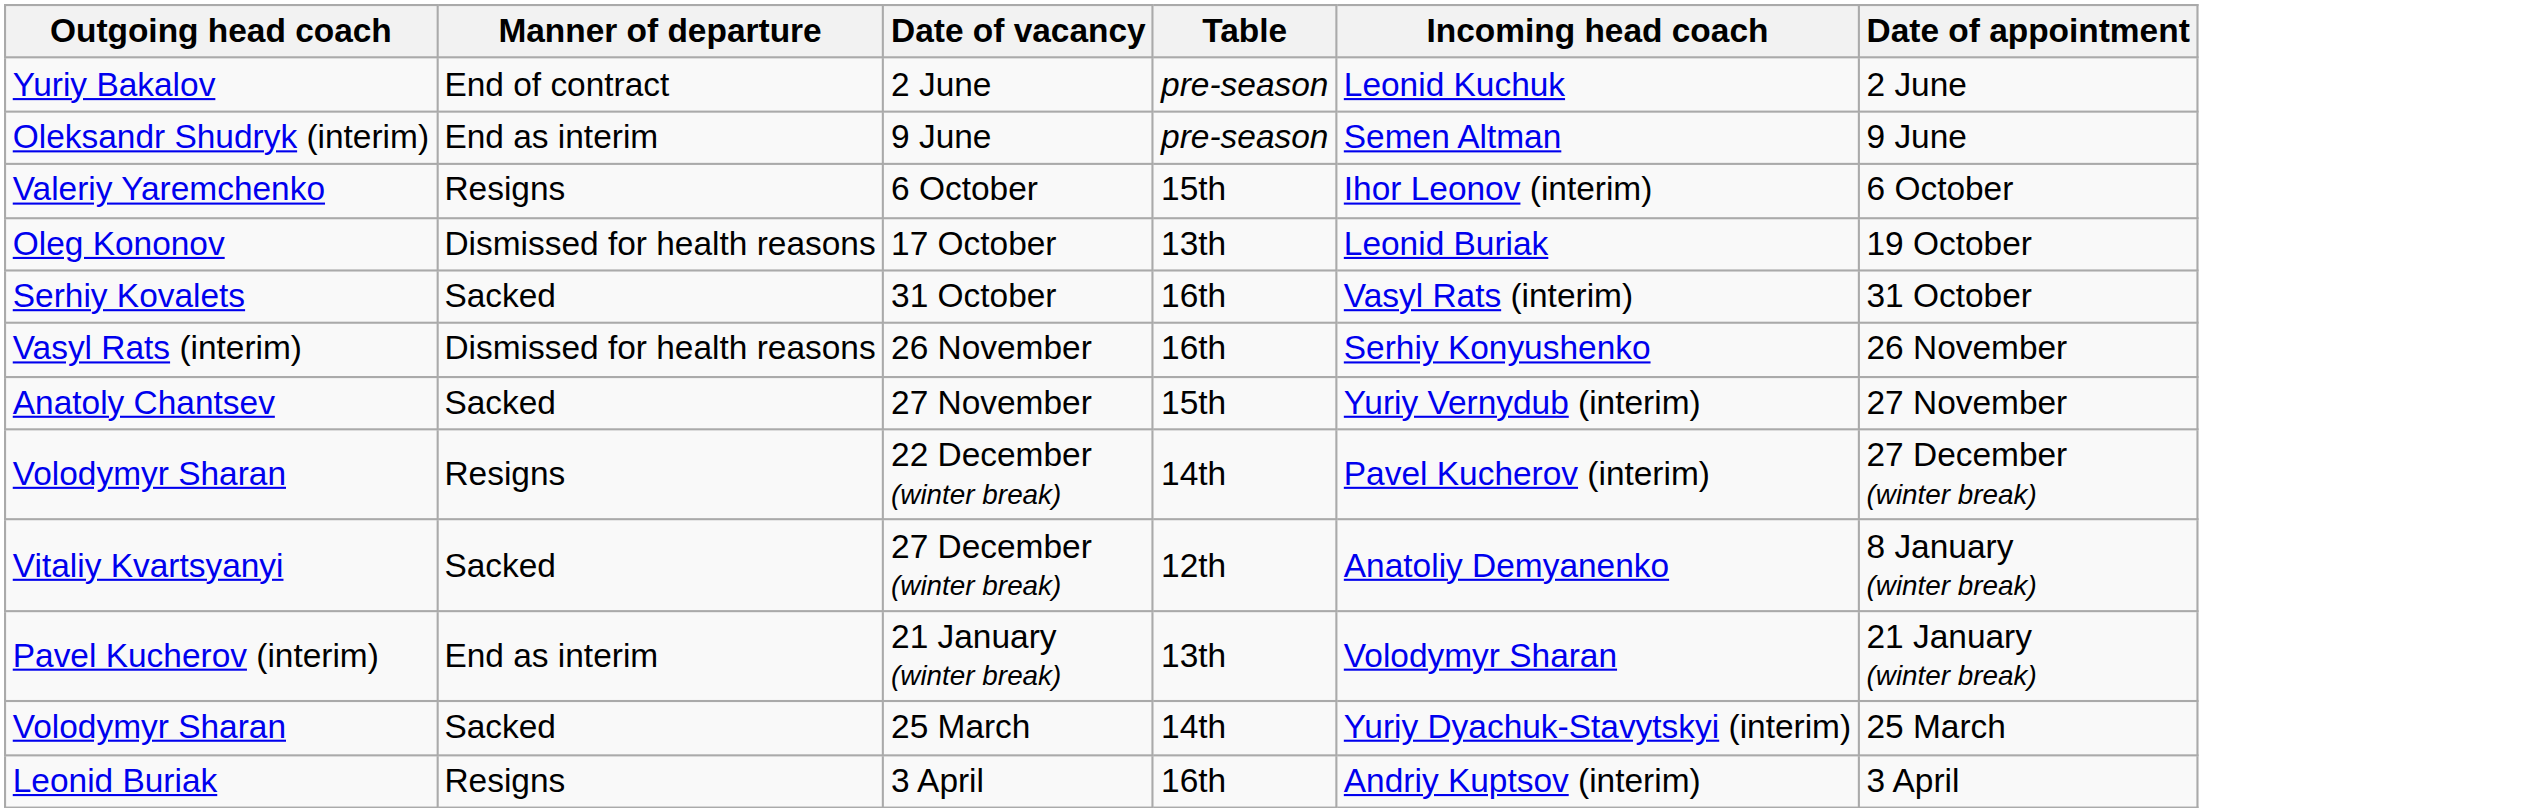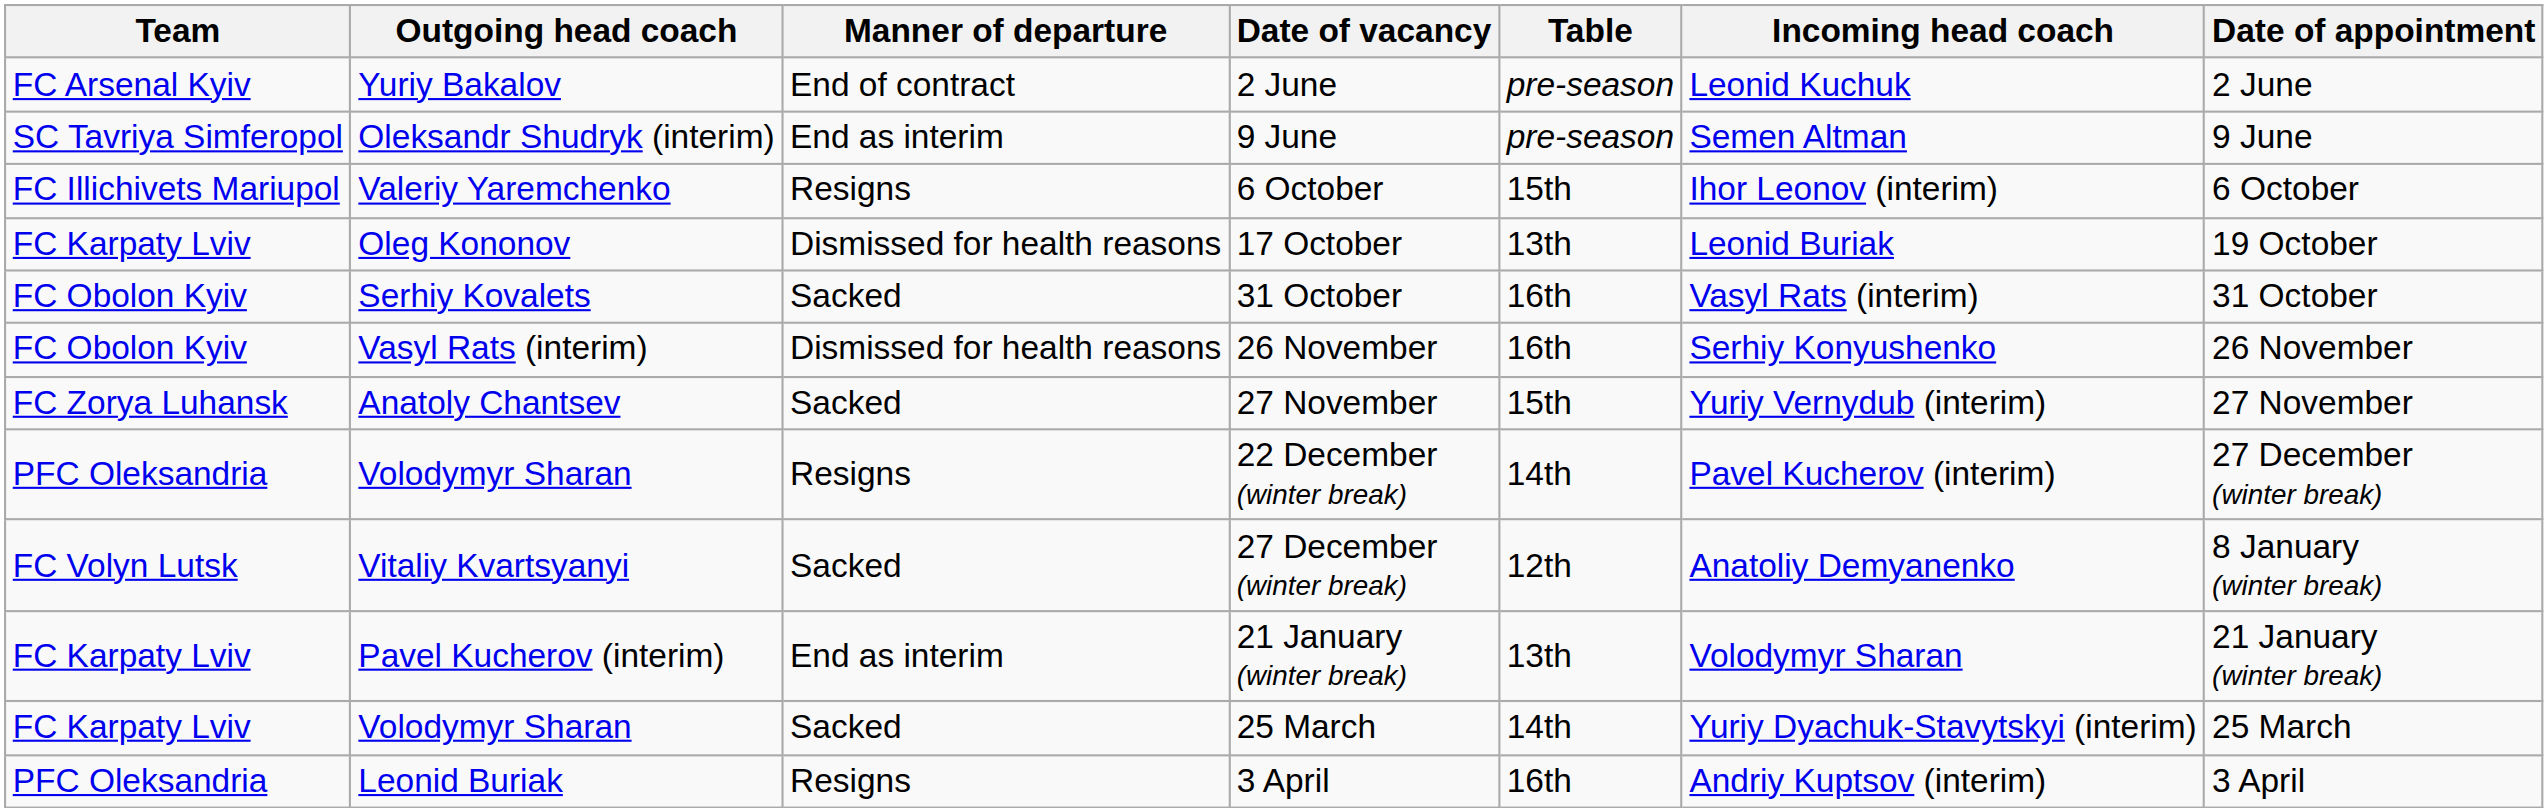+ column: (178, 31)
